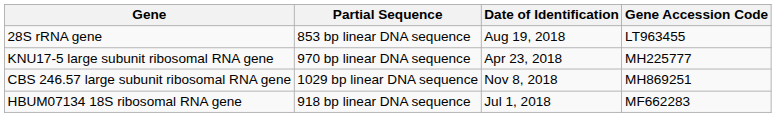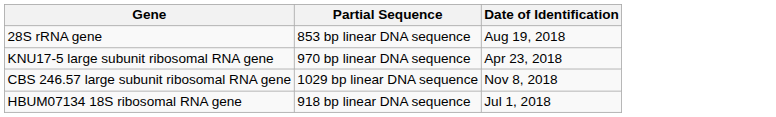- column: (697, 15)
